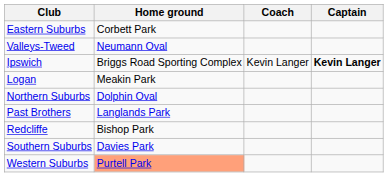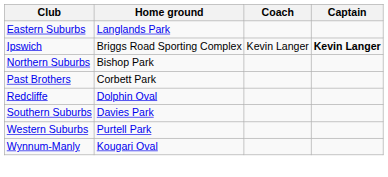(126, 29) Corbett Park -> (133, 29) Langlands Park
- row: (41, 46)
- row: (21, 79)
(127, 96) Dolphin Oval -> (125, 63) Bishop Park
(133, 113) Langlands Park -> (126, 79) Corbett Park
(125, 130) Bishop Park -> (127, 96) Dolphin Oval
(124, 163) lightsalmon background -> (124, 130) no background
+ row: (43, 146)
